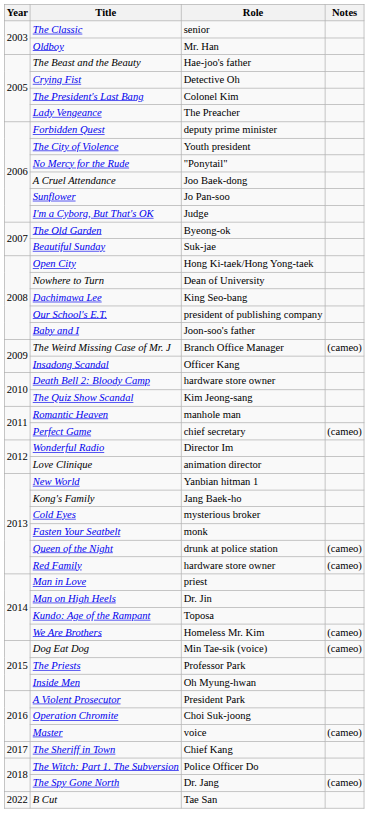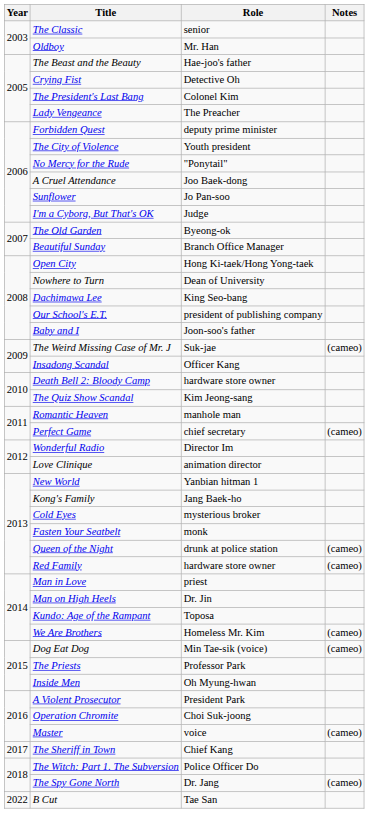(200, 247) Suk-jae -> (234, 247) Branch Office Manager
(234, 347) Branch Office Manager -> (200, 347) Suk-jae
